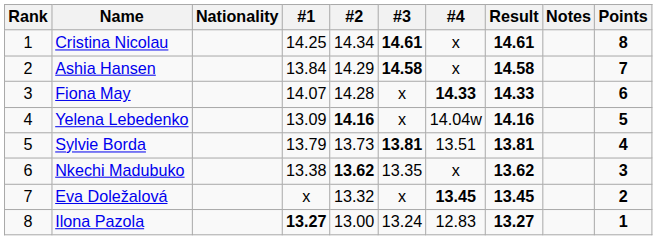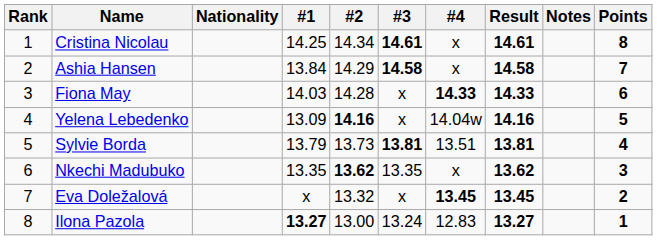(306, 94) 14.07 -> (306, 94) 14.03
(306, 171) 13.38 -> (306, 171) 13.35
